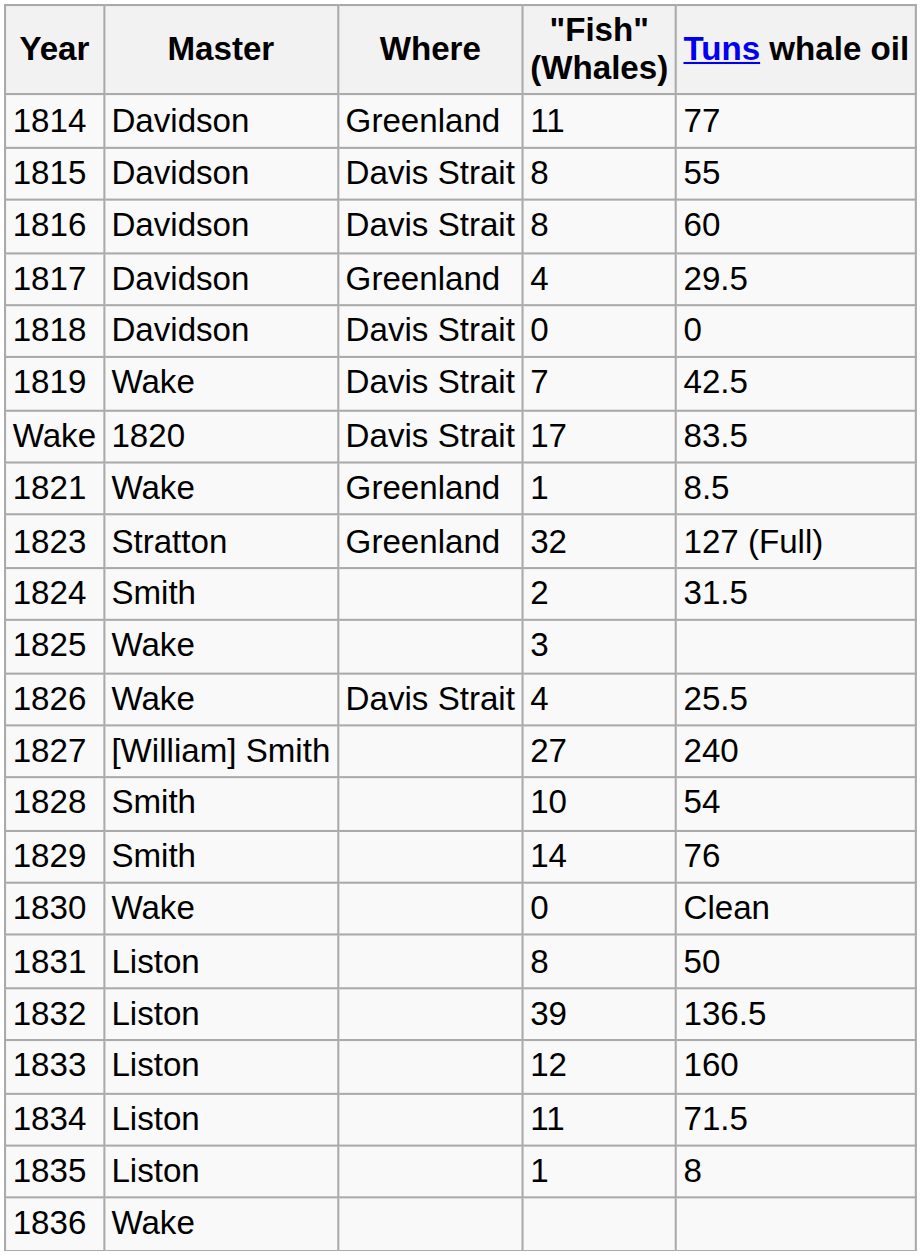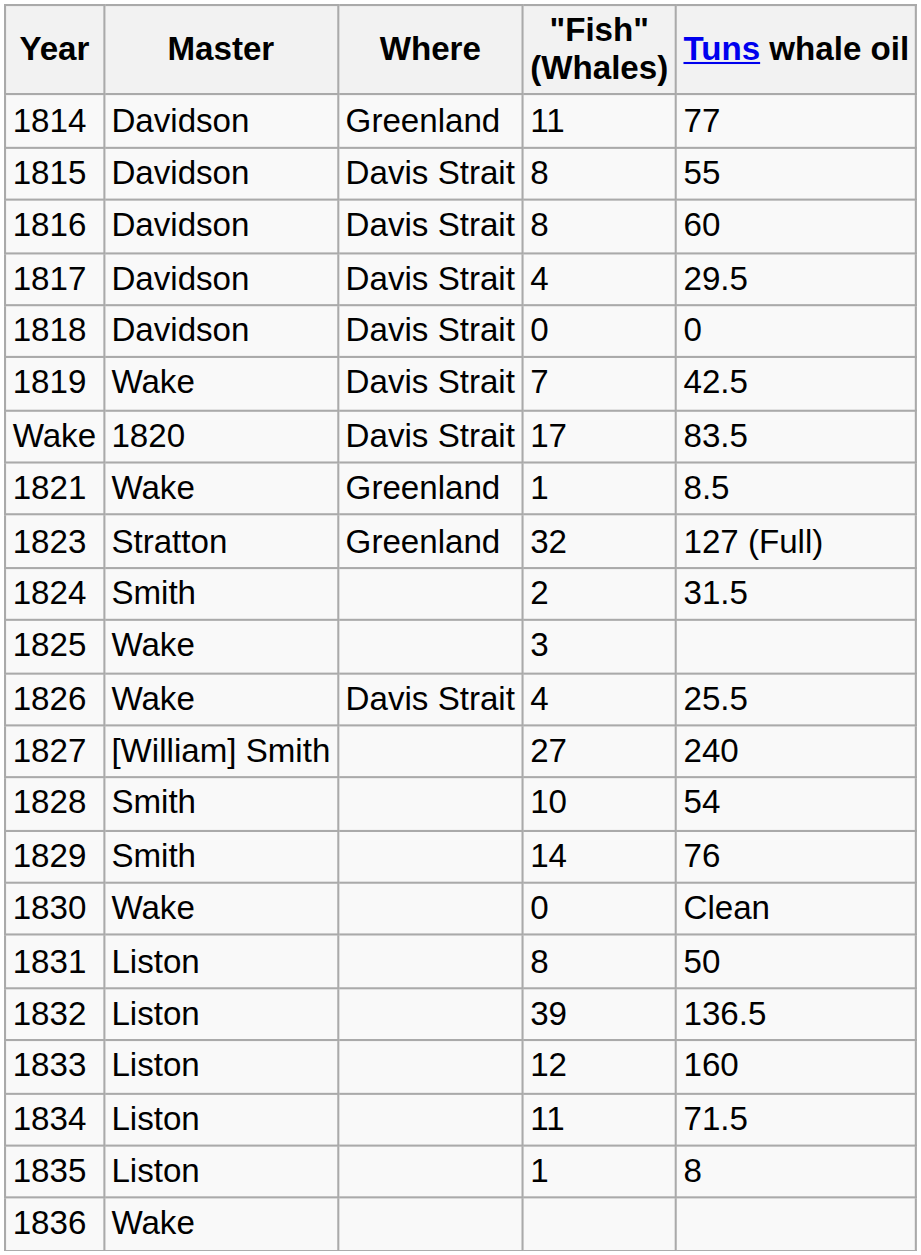(423, 278) Greenland -> (430, 278) Davis Strait
